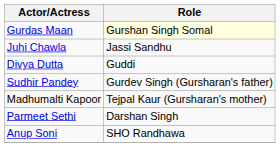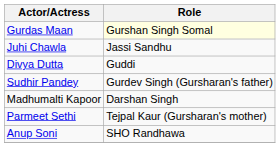(186, 99) Tejpal Kaur (Gursharan's mother) -> (142, 99) Darshan Singh
(142, 116) Darshan Singh -> (186, 116) Tejpal Kaur (Gursharan's mother)
